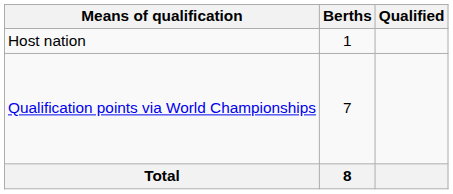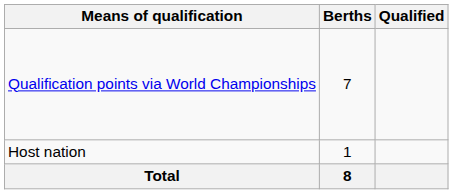rows swapped: (47, 41) <-> (162, 108)
